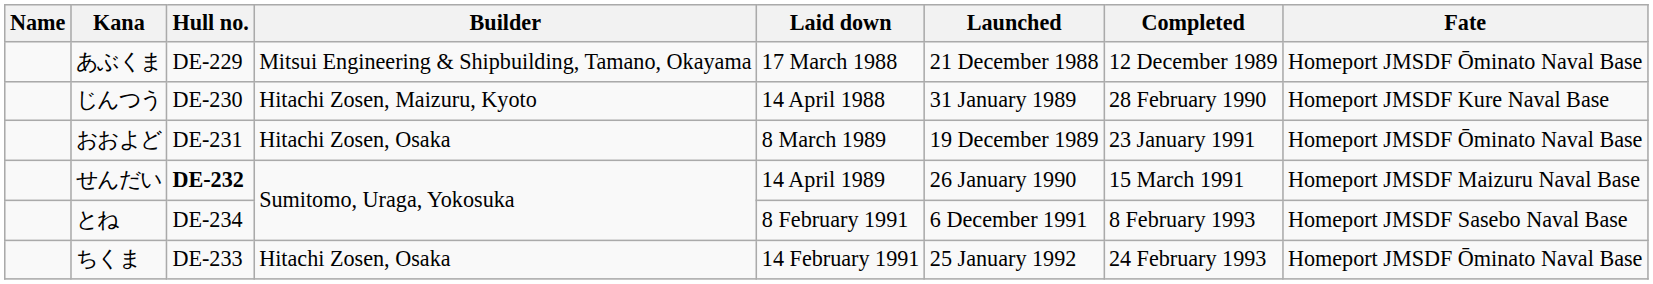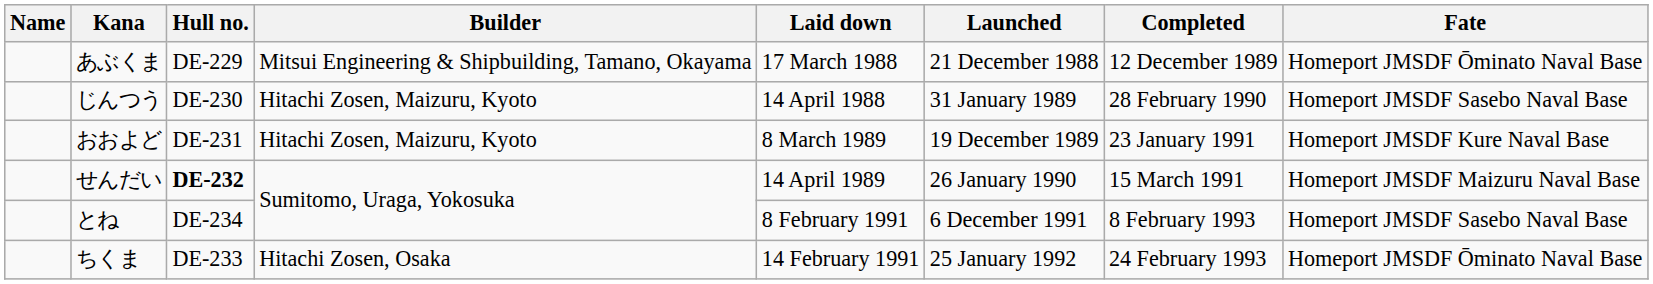(1449, 100) Homeport JMSDF Kure Naval Base -> (1458, 100) Homeport JMSDF Sasebo Naval Base
(355, 140) Hitachi Zosen, Osaka -> (398, 140) Hitachi Zosen, Maizuru, Kyoto
(1465, 140) Homeport JMSDF Ōminato Naval Base -> (1449, 140) Homeport JMSDF Kure Naval Base
